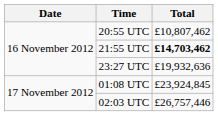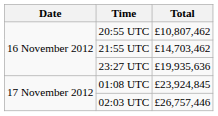(182, 48) bold -> (182, 48) normal
(182, 66) £19,932,636 -> (182, 66) £19,935,636
